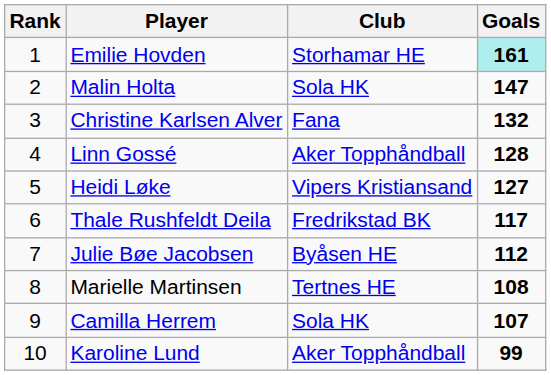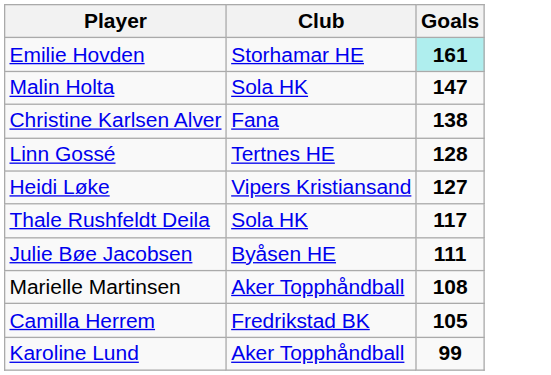- column: (35, 21)
(511, 120) 132 -> (450, 120) 138
(379, 154) Aker Topphåndball -> (283, 154) Tertnes HE
(361, 220) Fredrikstad BK -> (270, 220) Sola HK
(511, 253) 112 -> (450, 253) 111
(344, 287) Tertnes HE -> (318, 287) Aker Topphåndball
(331, 320) Sola HK -> (300, 320) Fredrikstad BK
(511, 320) 107 -> (450, 320) 105
